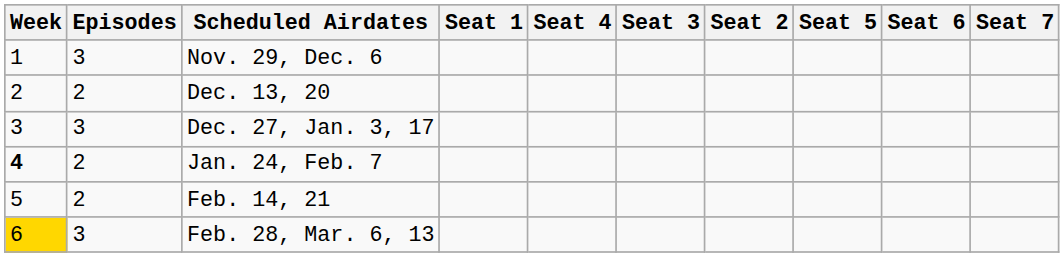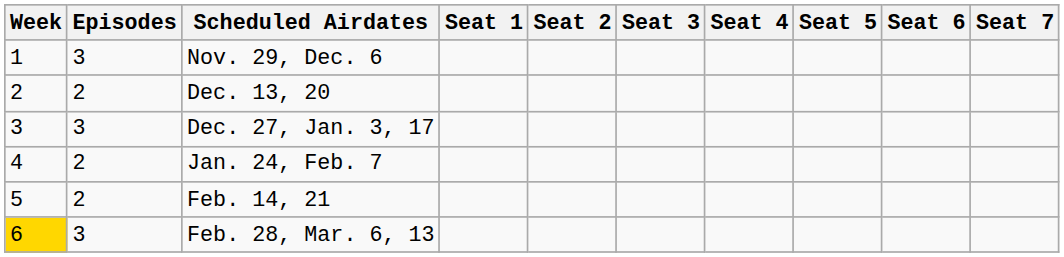columns swapped: (750, 23) <-> (573, 23)
(17, 164) bold -> (17, 164) normal
